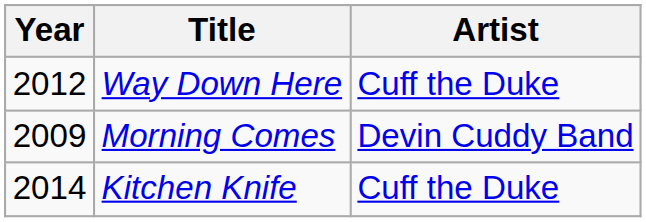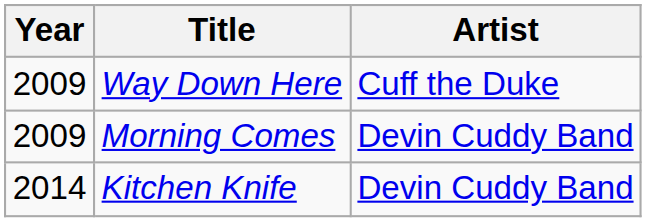(50, 83) 2012 -> (50, 83) 2009
(458, 188) Cuff the Duke -> (495, 188) Devin Cuddy Band
